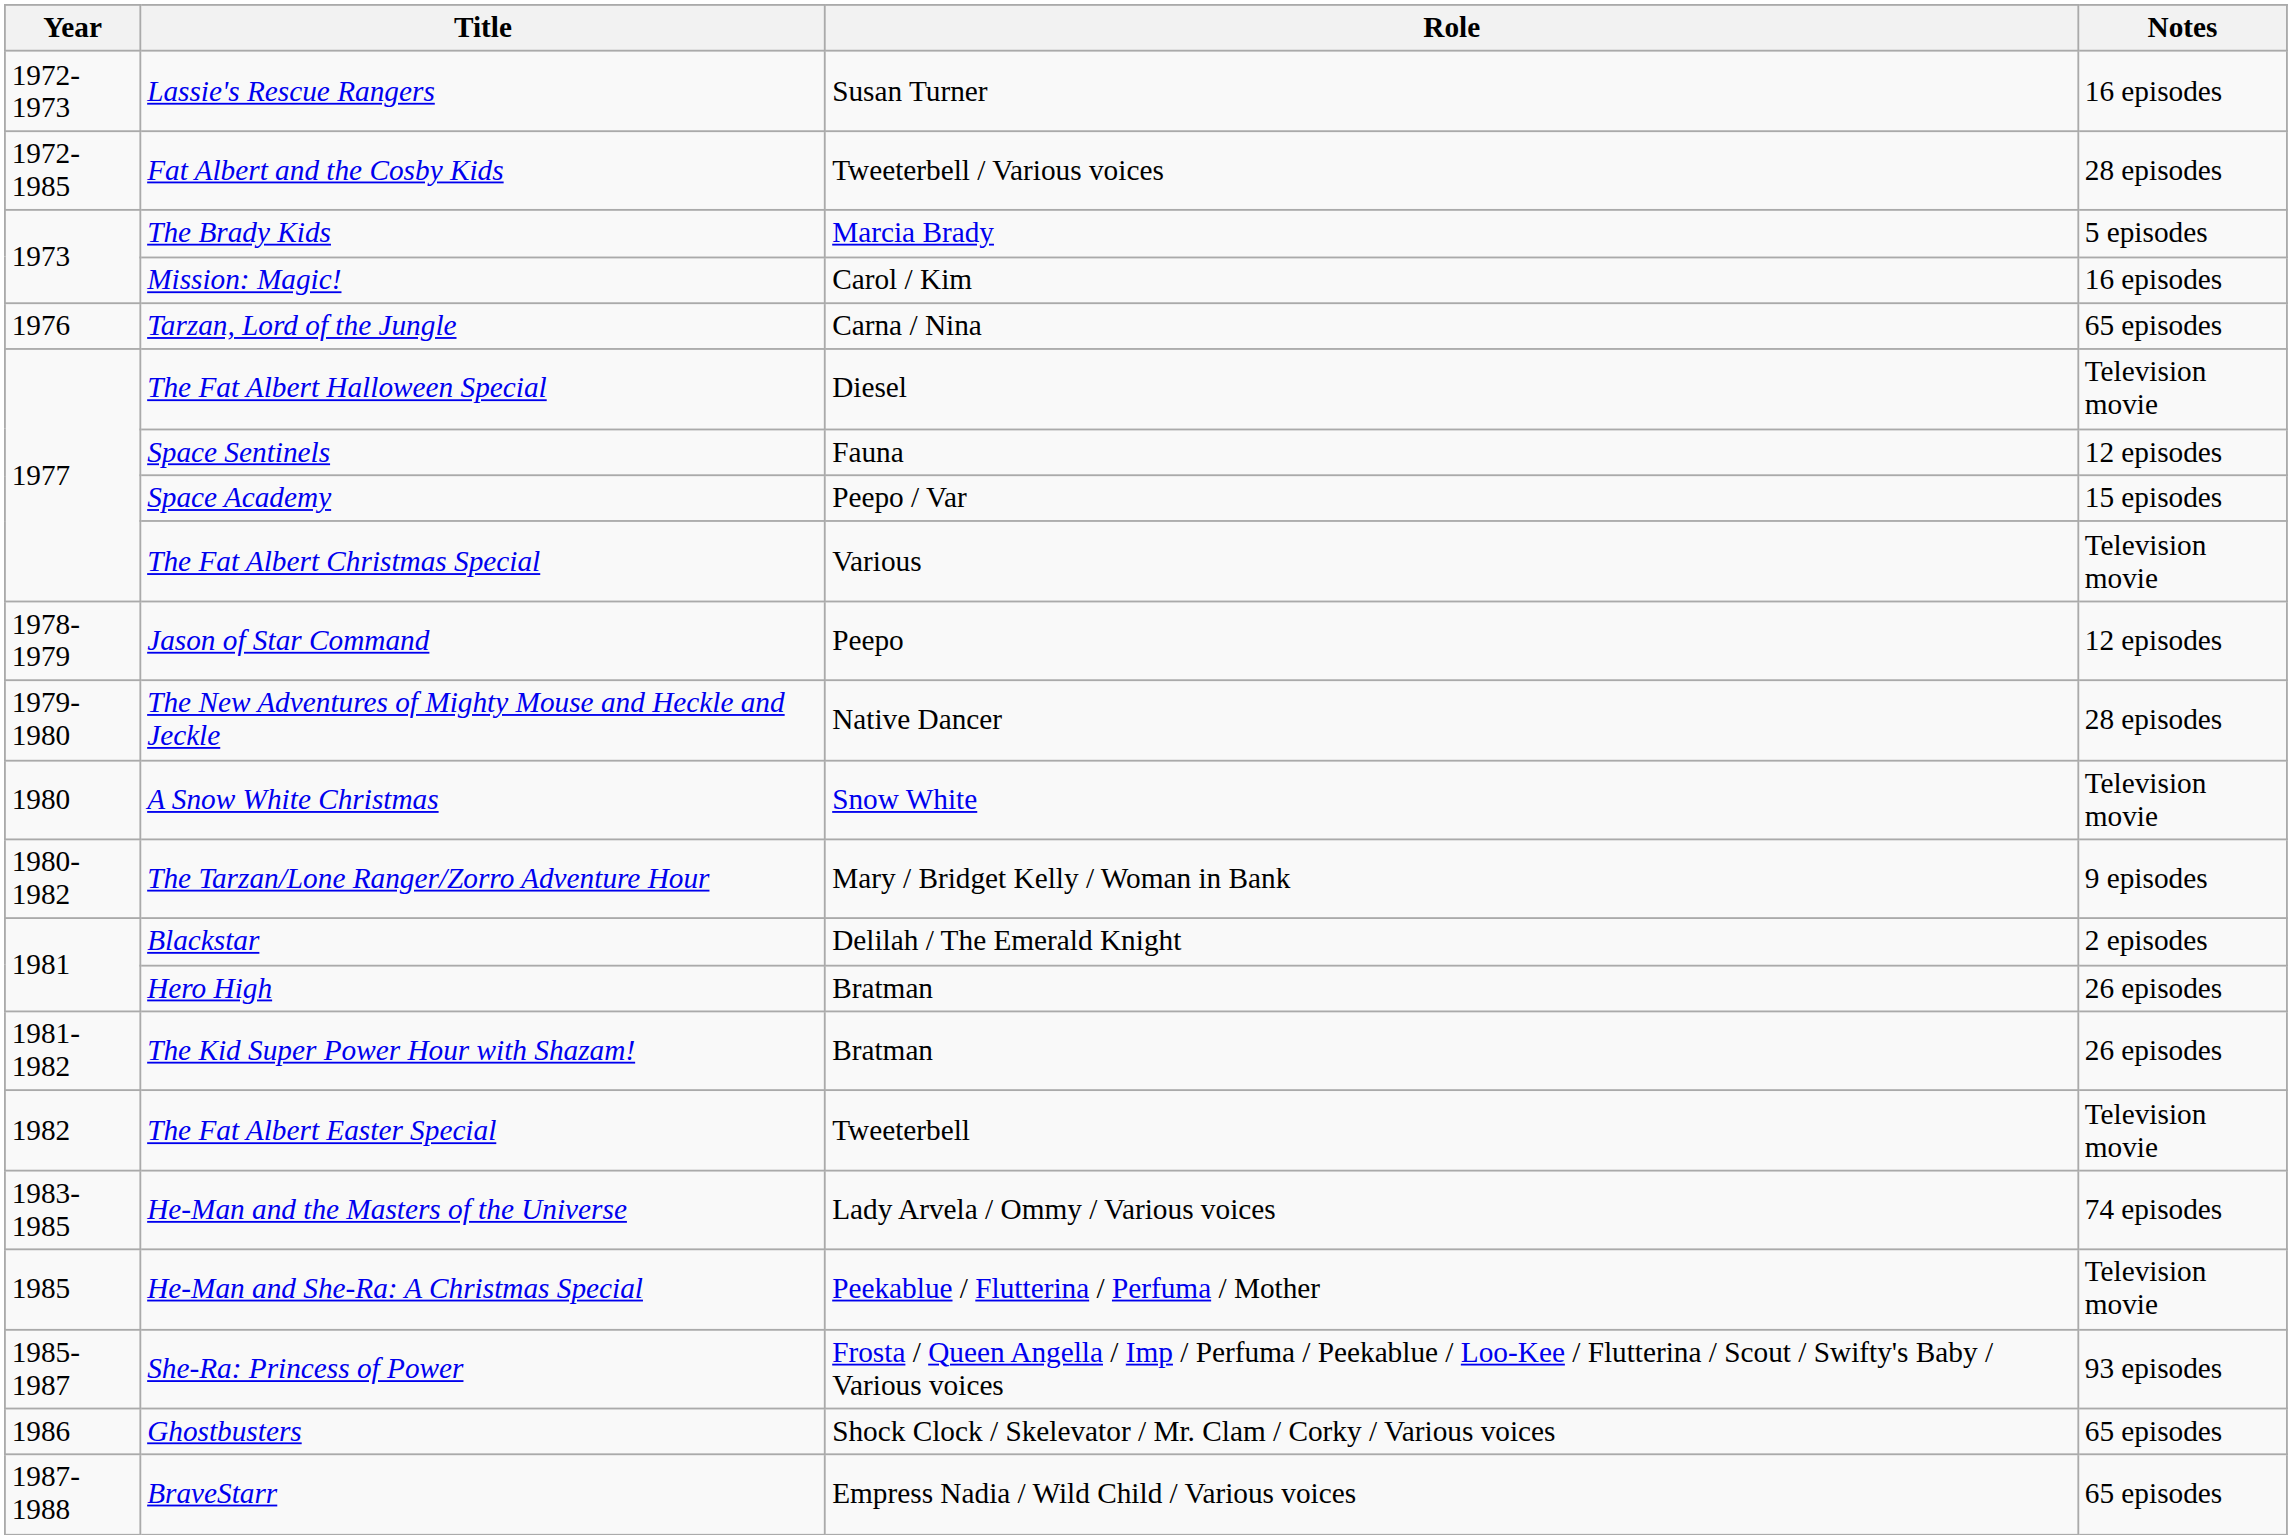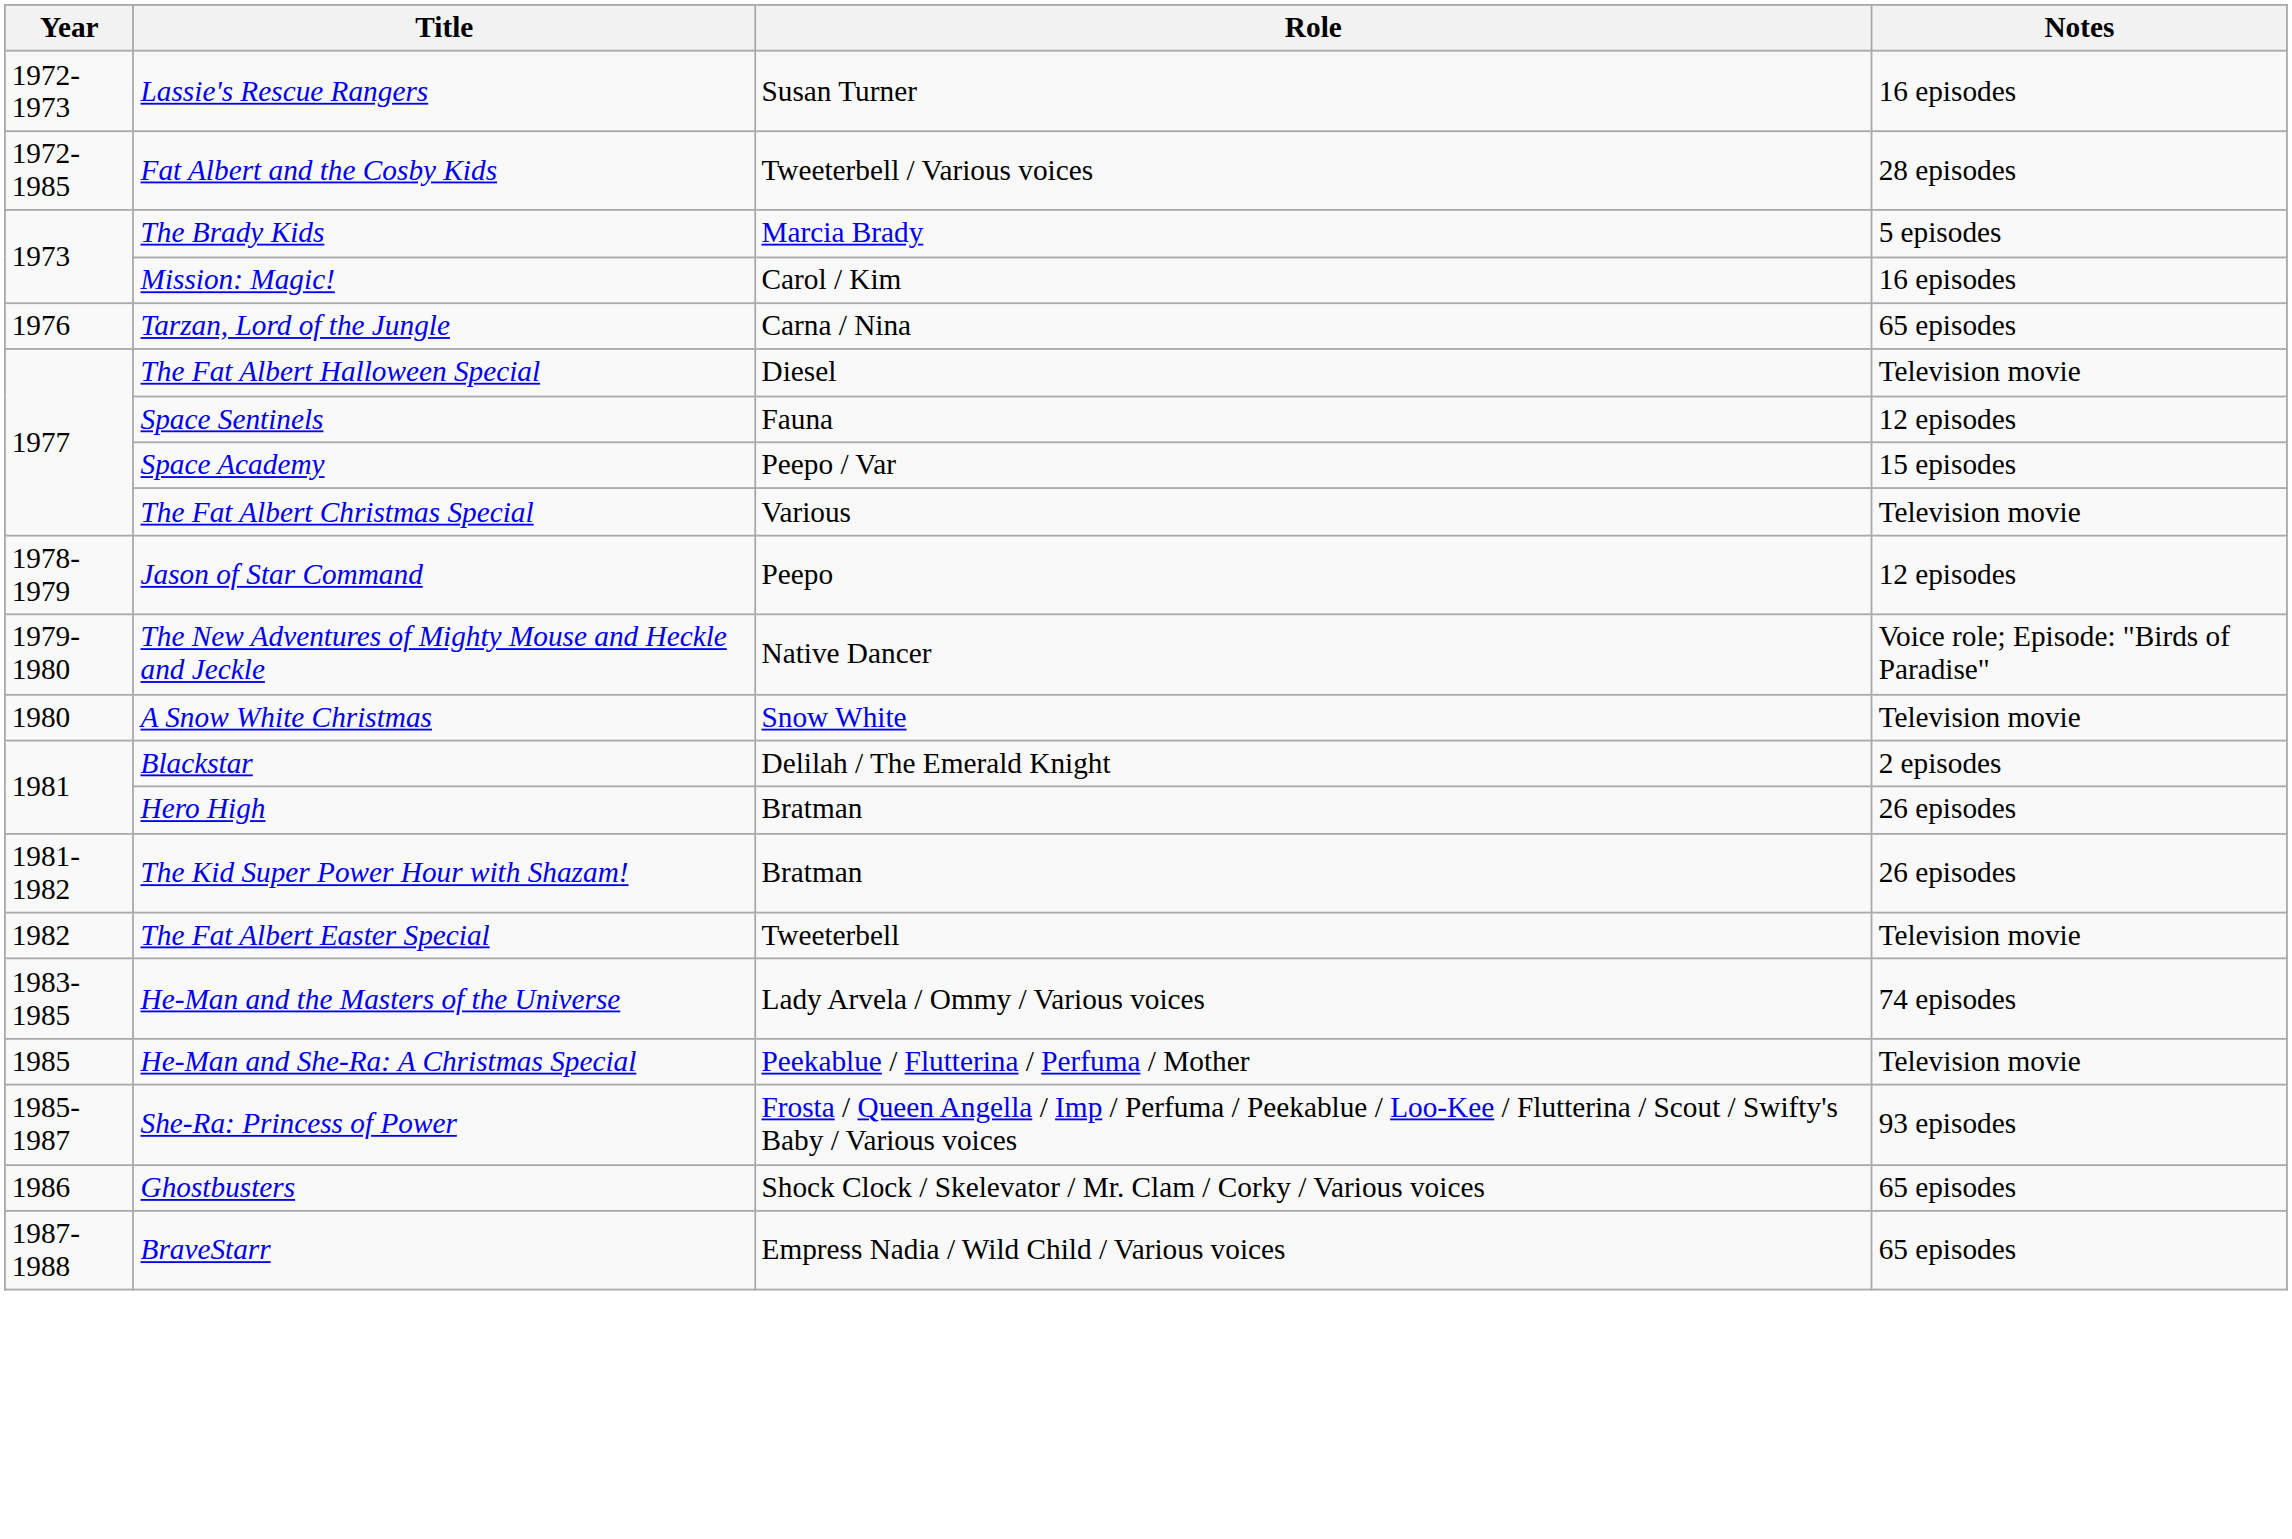(2153, 719) 28 episodes -> (2054, 653) Voice role; Episode: "Birds of Paradise"
- row: (428, 878)
